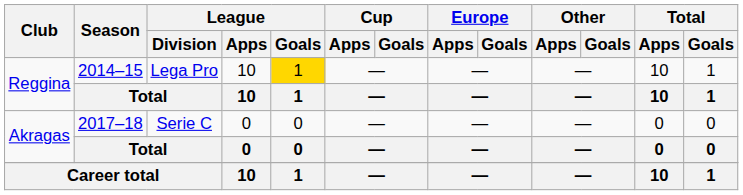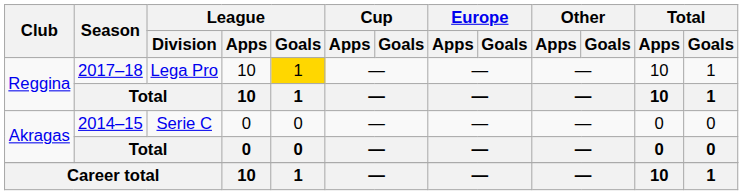(110, 70) 2014–15 -> (110, 70) 2017–18
(110, 123) 2017–18 -> (110, 123) 2014–15
